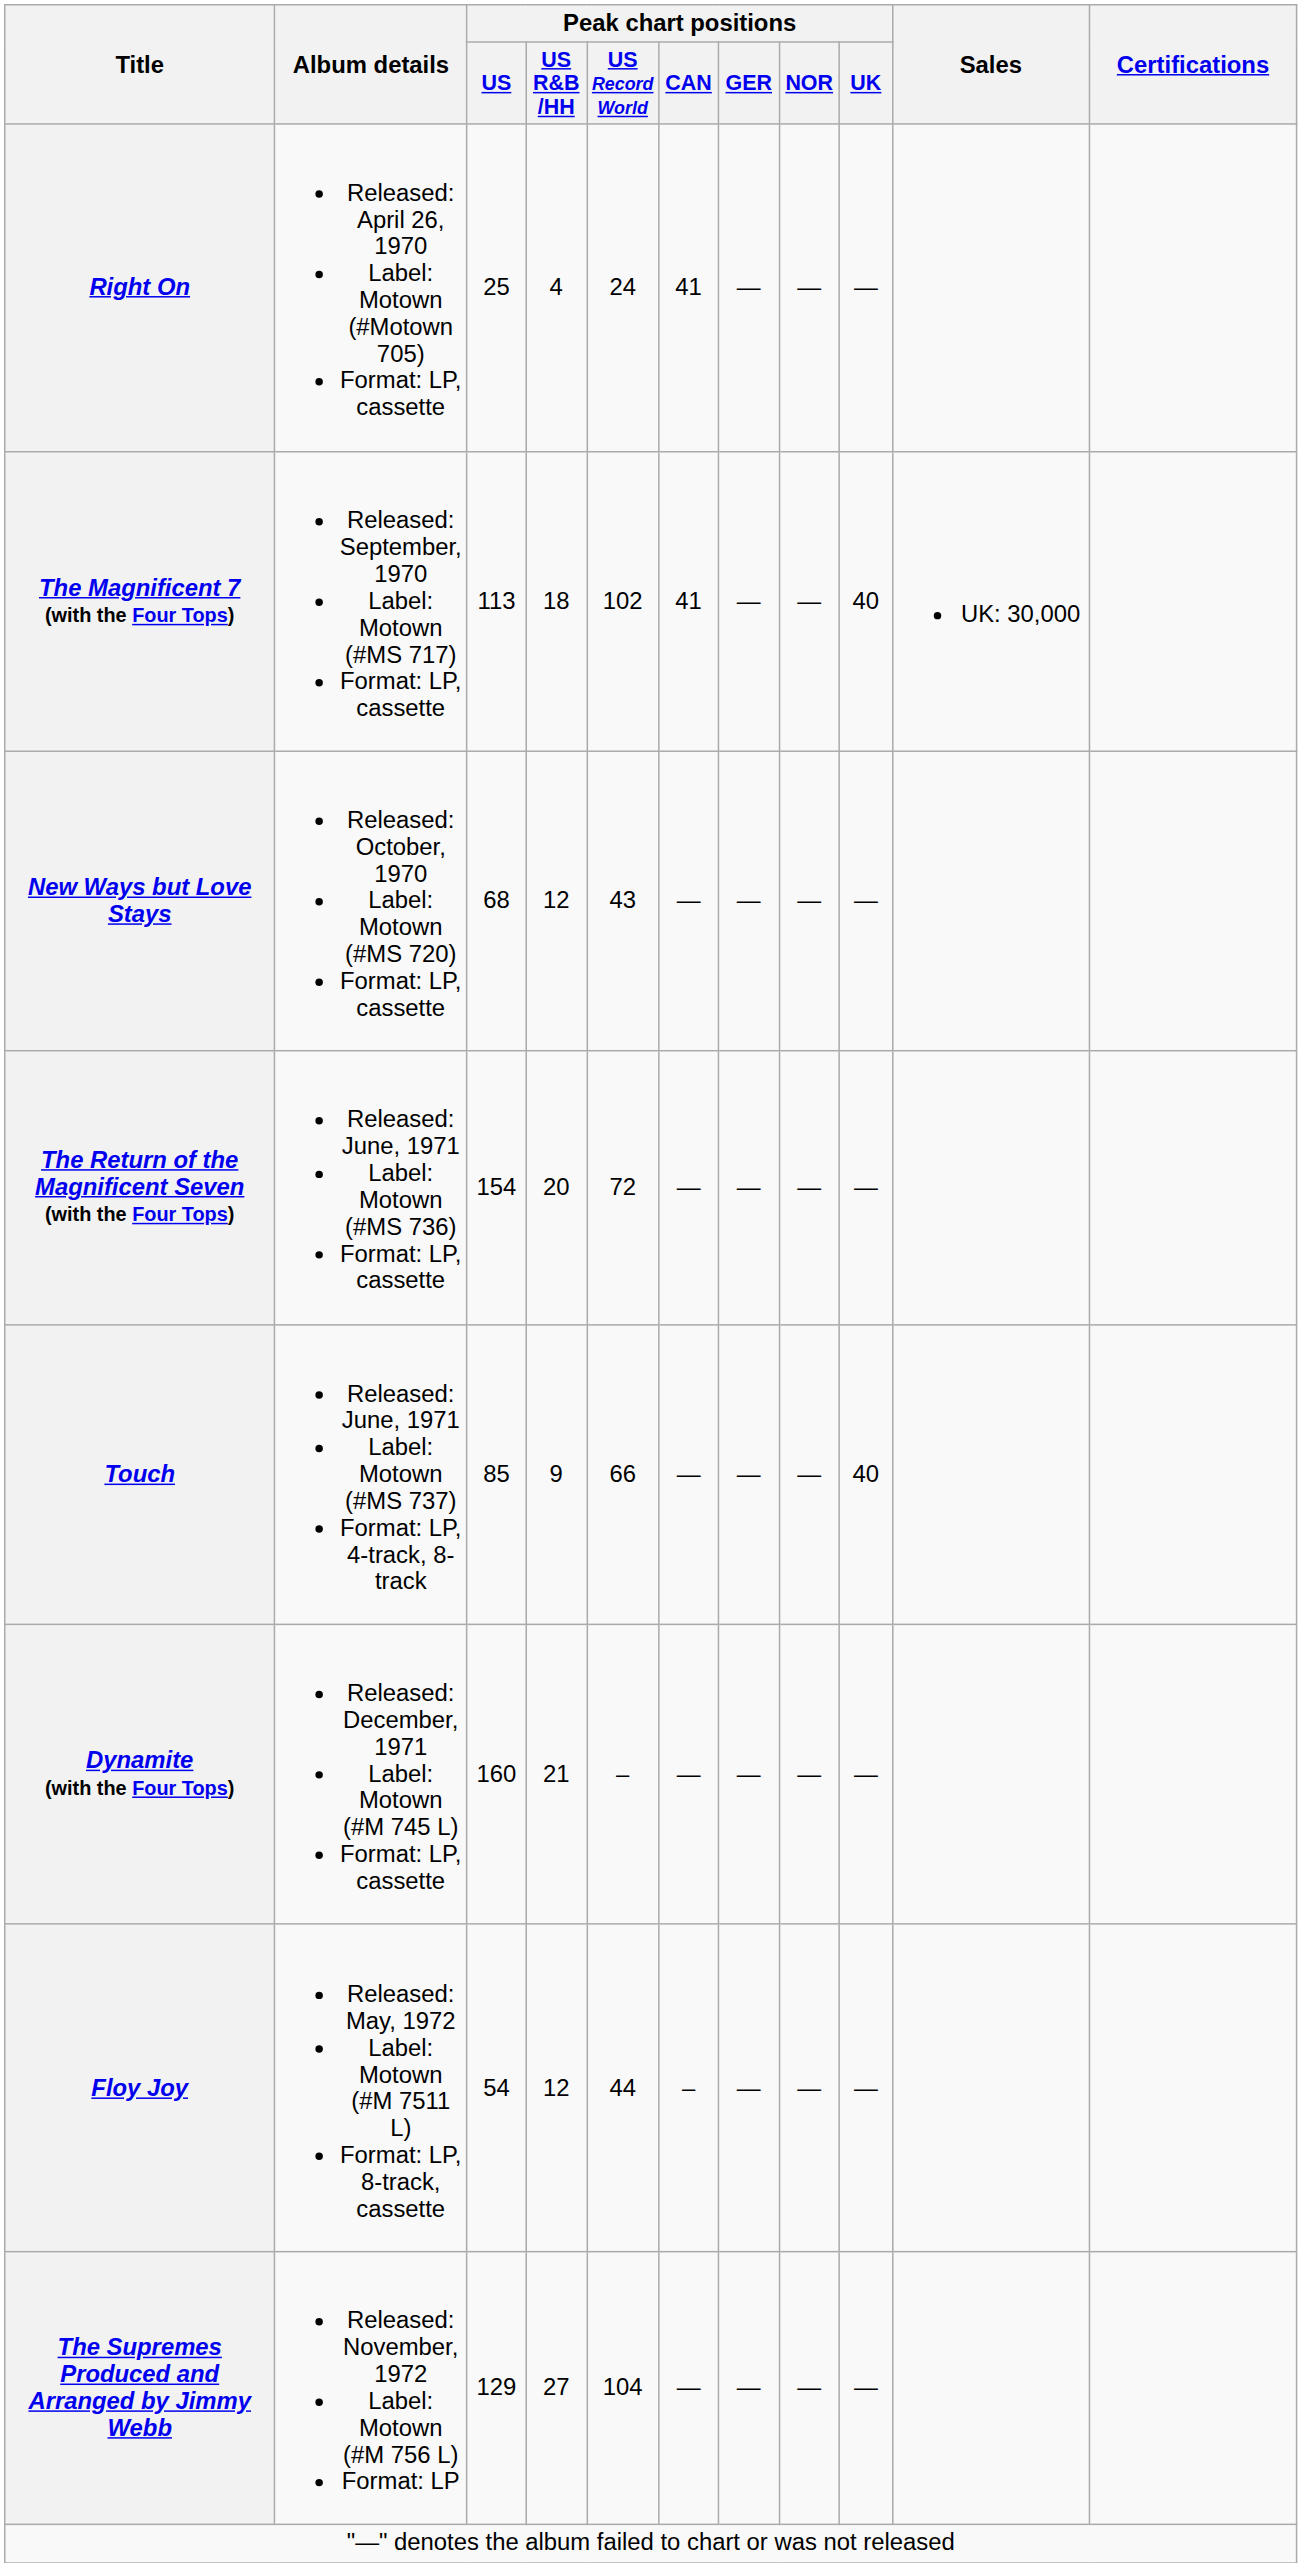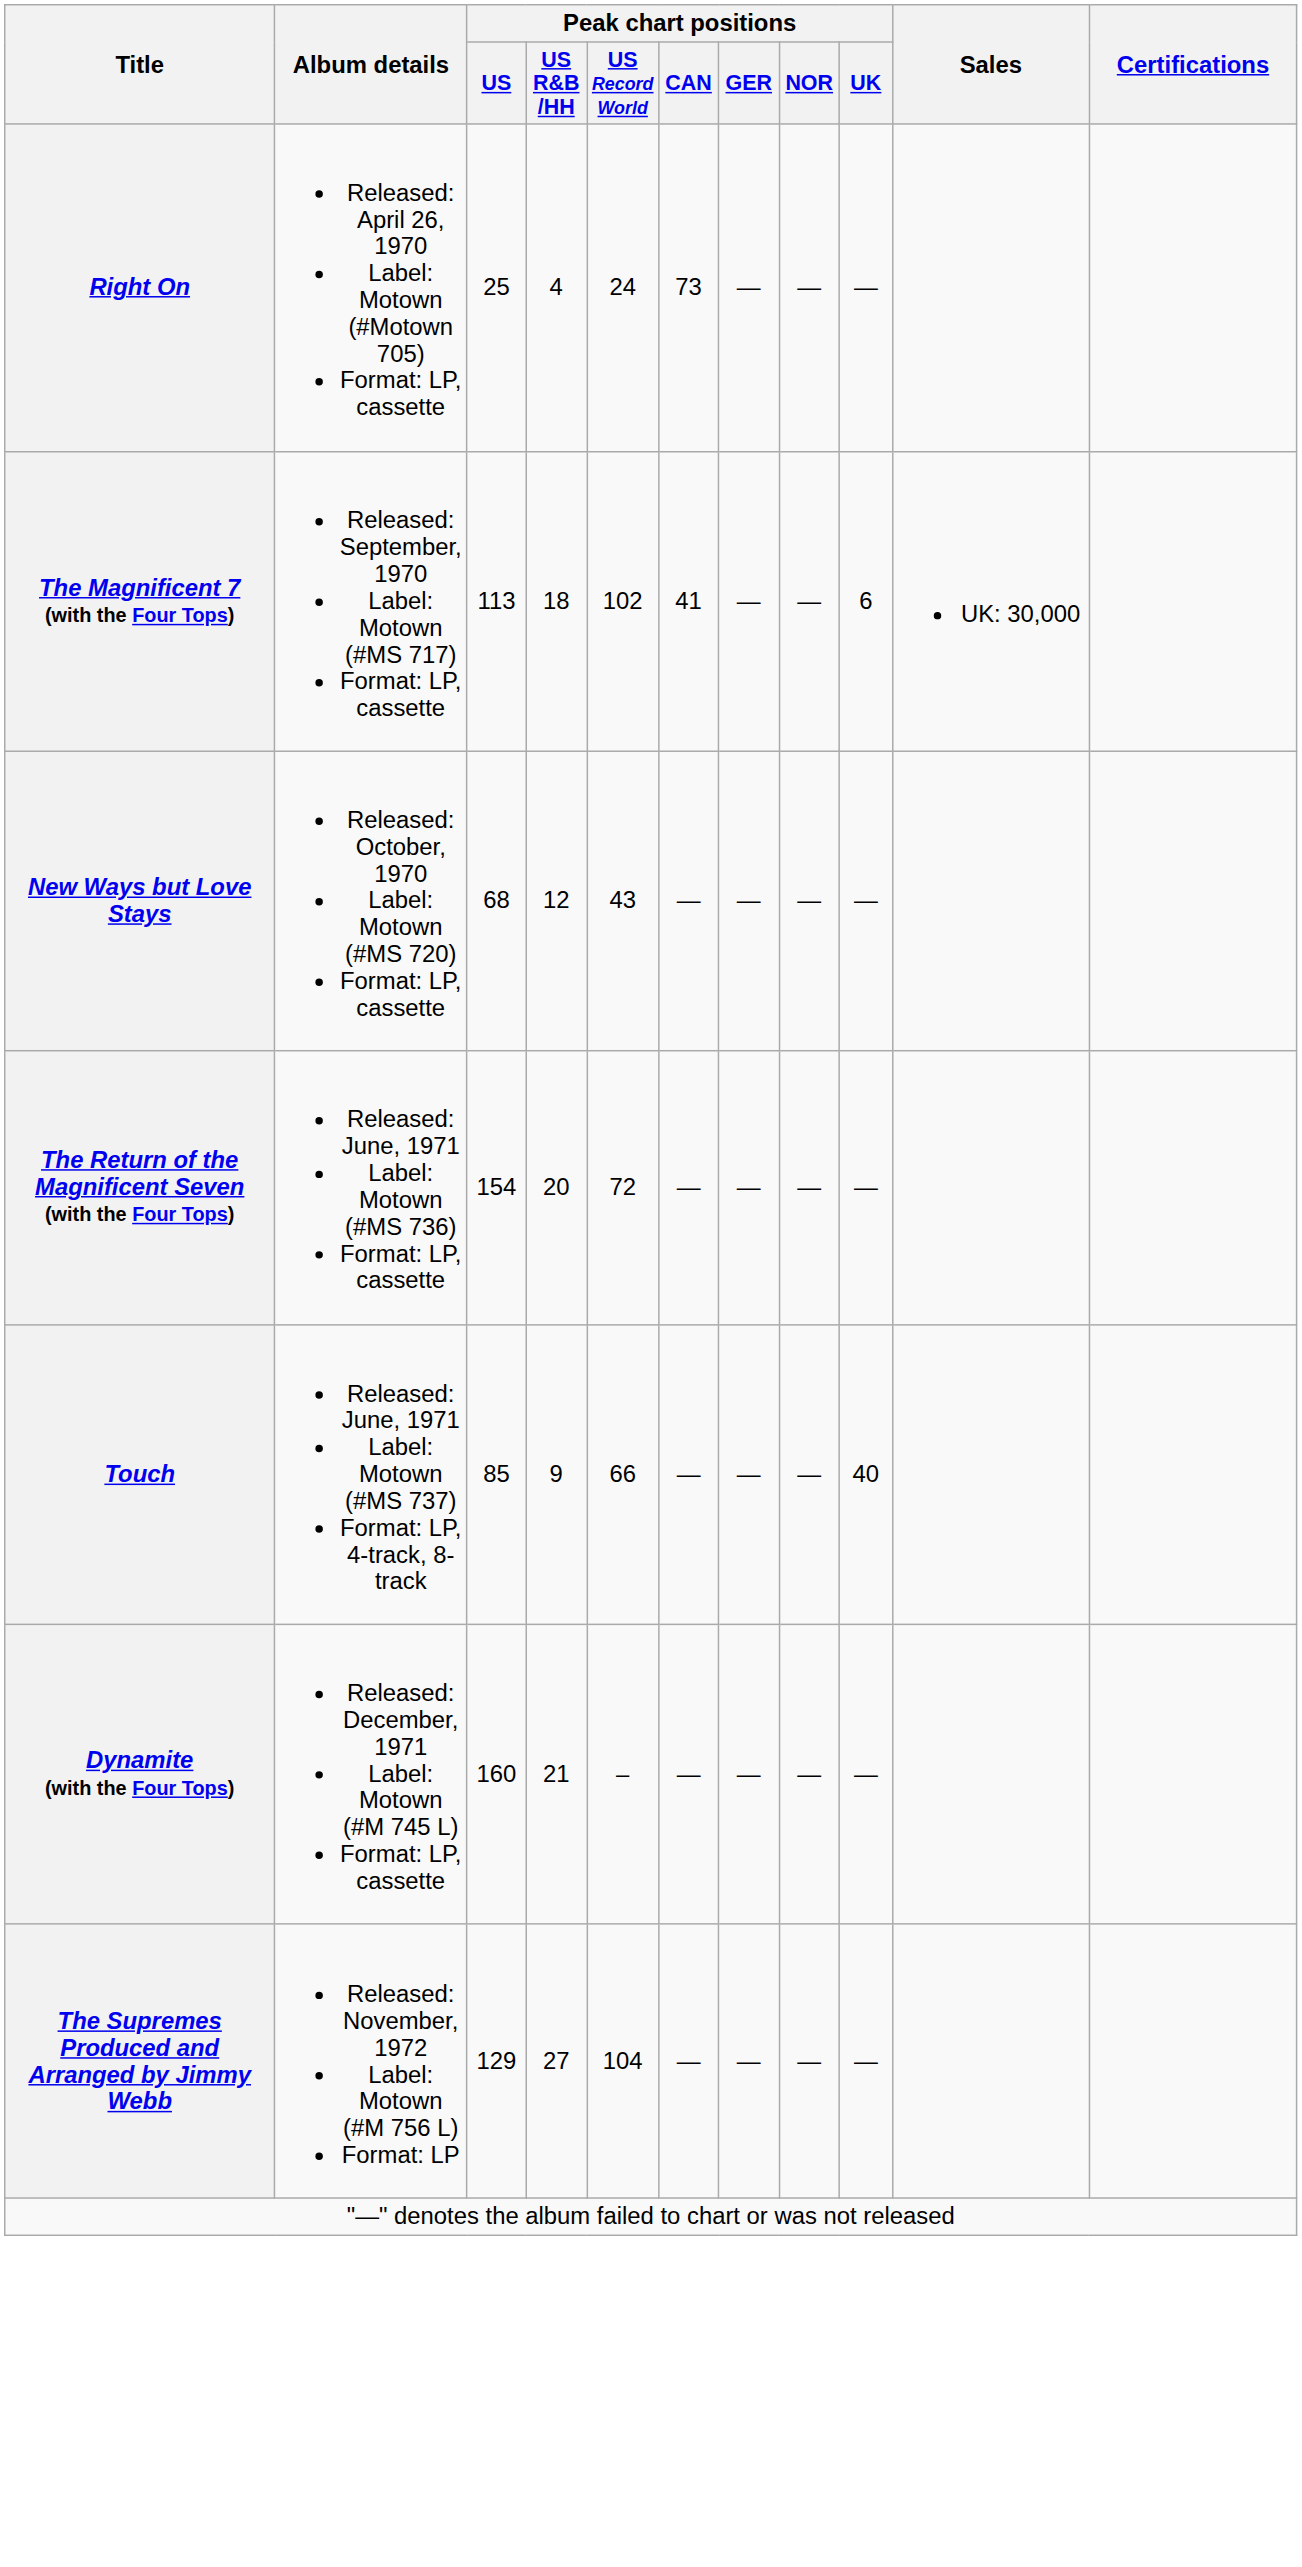(689, 287) 41 -> (689, 287) 73
(866, 600) 40 -> (866, 600) 6
- row: (140, 2087)
